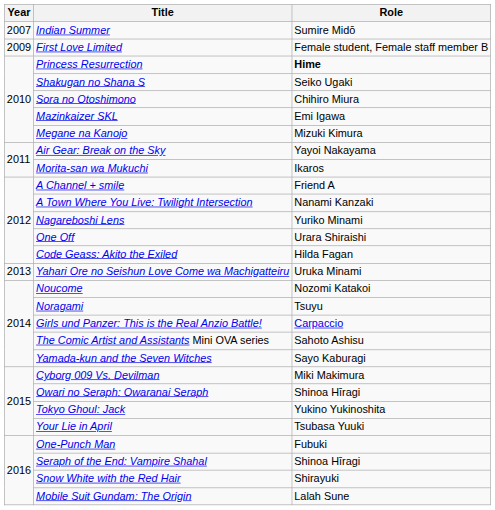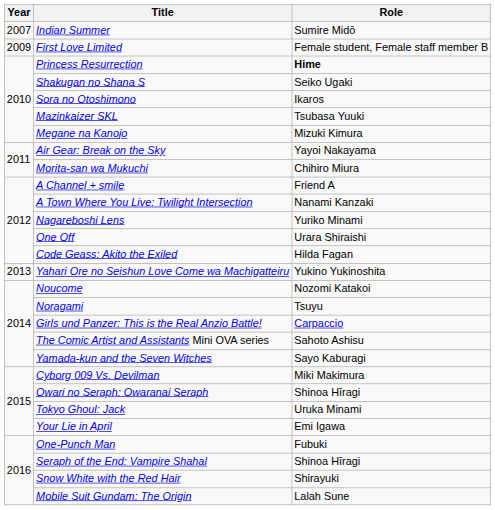(327, 99) Chihiro Miura -> (309, 99) Ikaros
(320, 116) Emi Igawa -> (329, 116) Tsubasa Yuuki
(309, 168) Ikaros -> (327, 168) Chihiro Miura
(328, 271) Uruka Minami -> (340, 271) Yukino Yukinoshita
(340, 409) Yukino Yukinoshita -> (328, 409) Uruka Minami
(329, 427) Tsubasa Yuuki -> (320, 427) Emi Igawa
